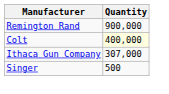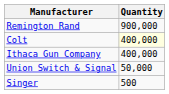(123, 54) 307,000 -> (139, 54) 400,000
+ row: (61, 68)
